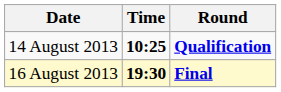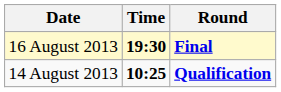rows swapped: (63, 45) <-> (63, 73)
